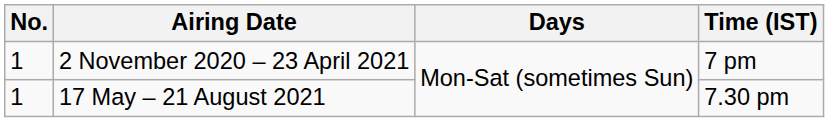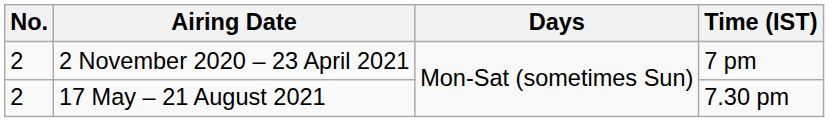(17, 60) 1 -> (17, 60) 2
(17, 97) 1 -> (17, 97) 2
